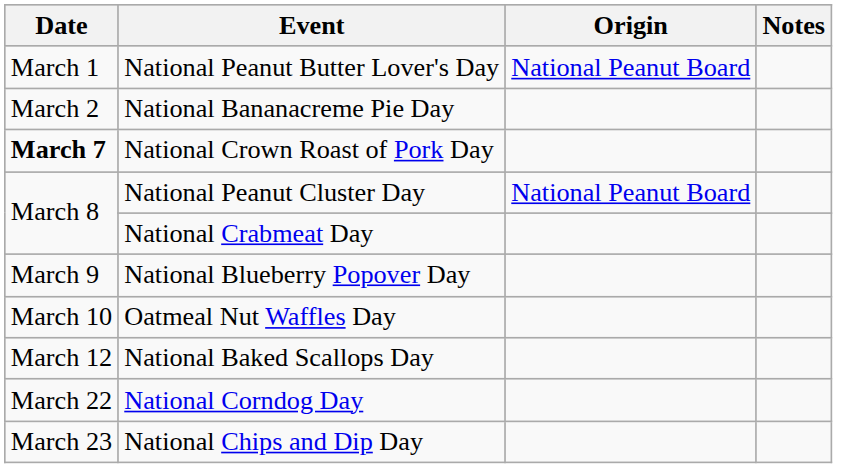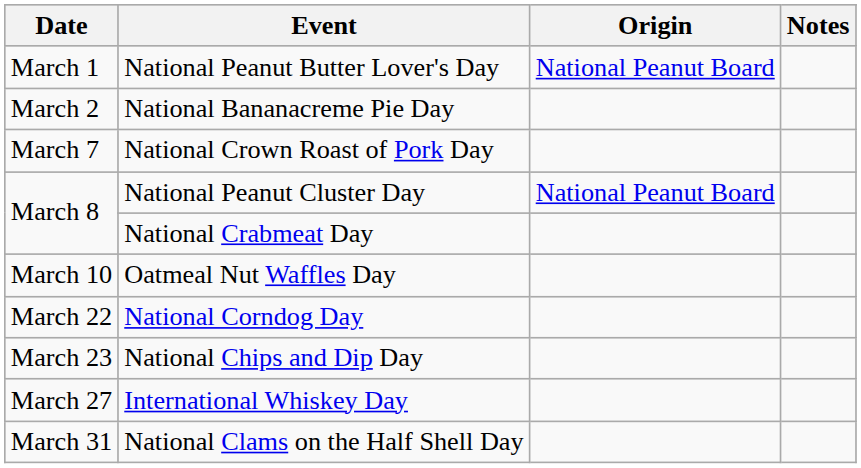(58, 150) bold -> (55, 150) normal
- row: (297, 274)
- row: (279, 358)
+ row: (266, 399)
+ row: (324, 441)
